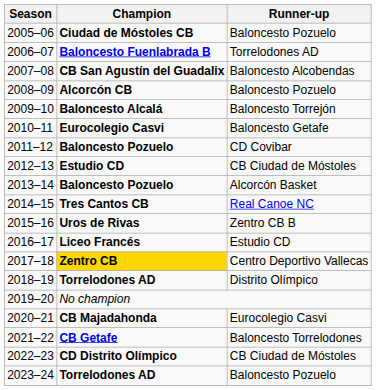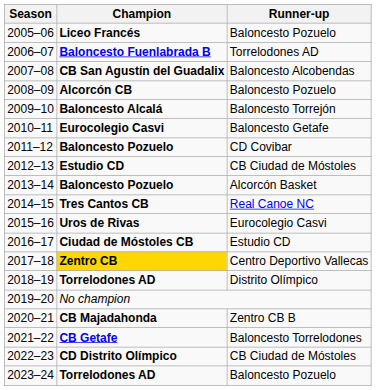(126, 33) Ciudad de Móstoles CB -> (100, 33) Liceo Francés
(263, 223) Zentro CB B -> (278, 223) Eurocolegio Casvi
(100, 242) Liceo Francés -> (126, 242) Ciudad de Móstoles CB
(278, 318) Eurocolegio Casvi -> (263, 318) Zentro CB B
